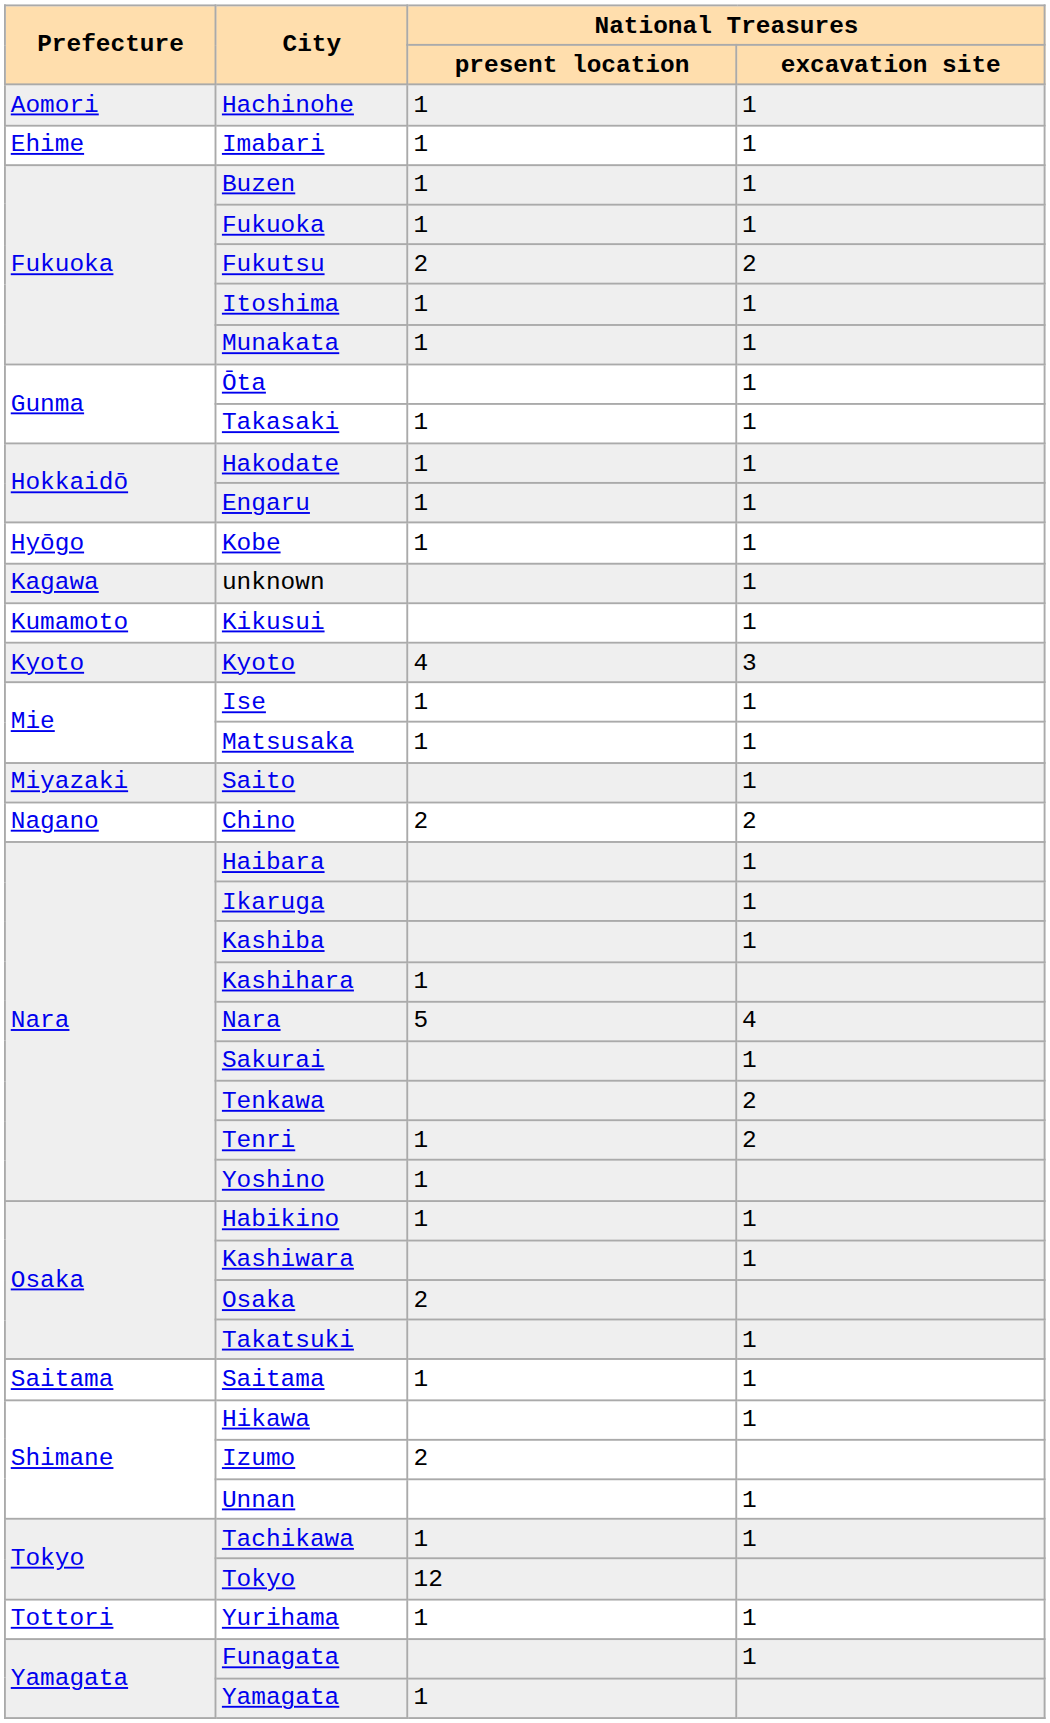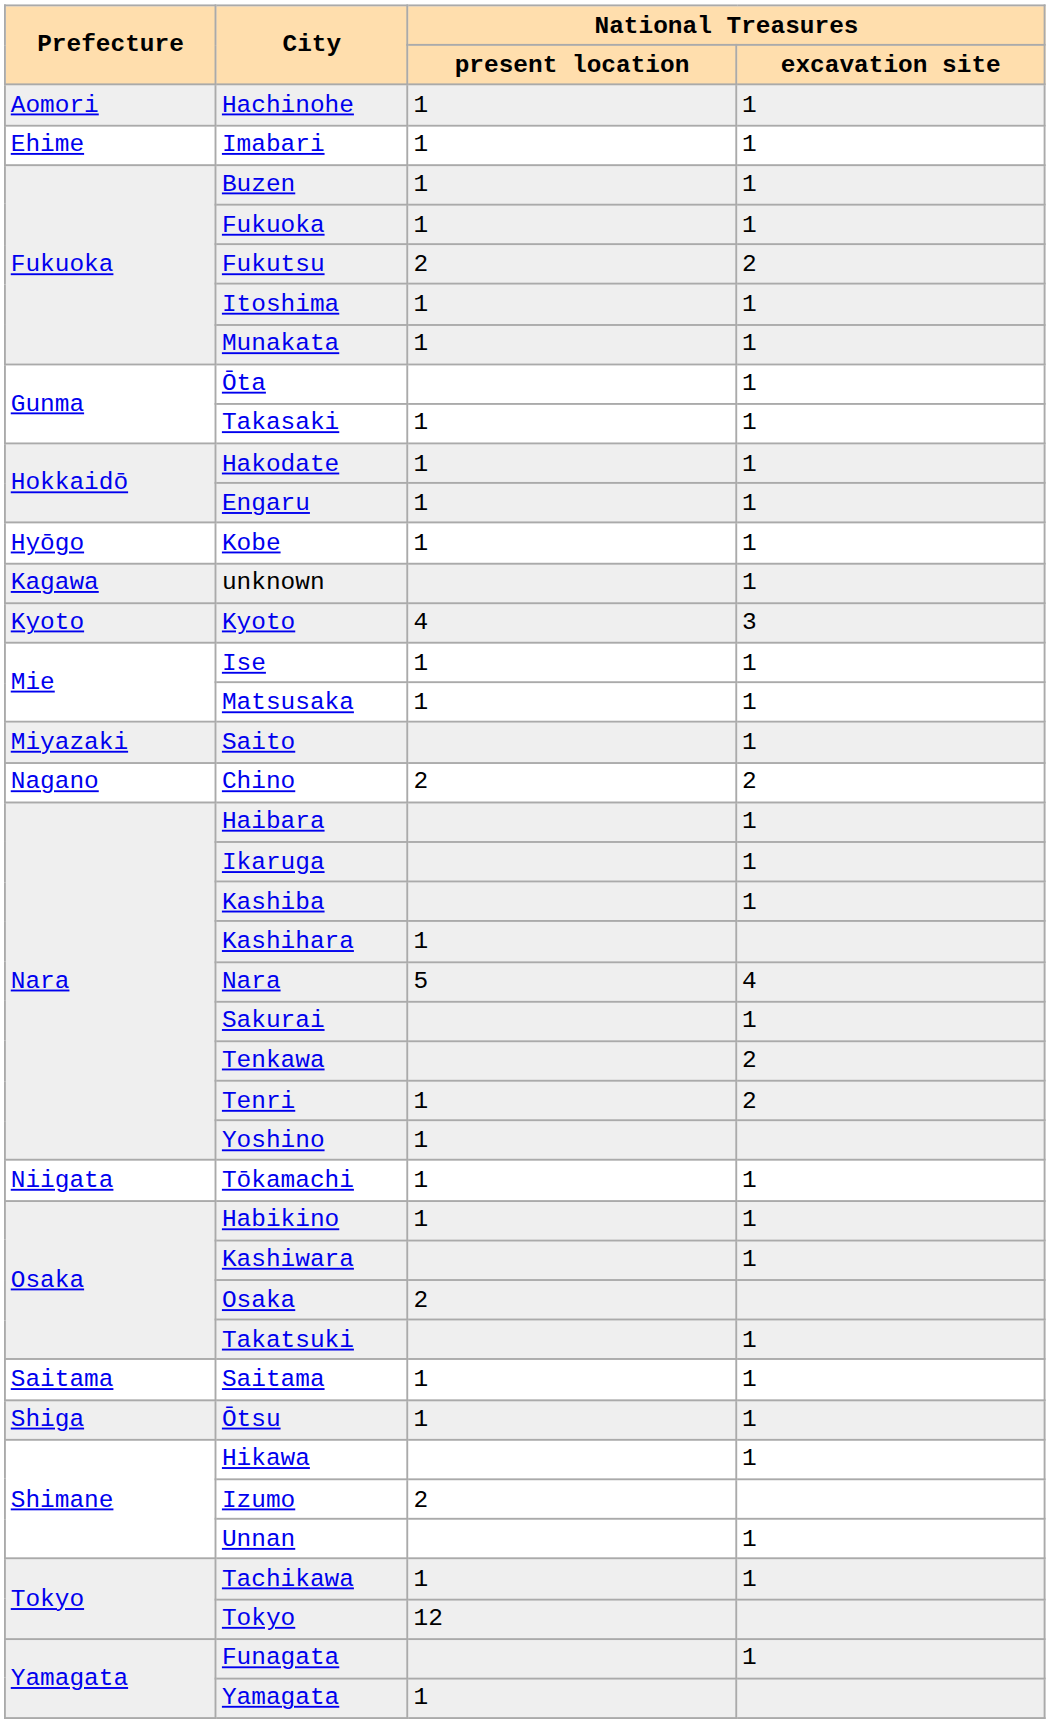- row: (273, 623)
+ row: (288, 1180)
+ row: (251, 1419)
- row: (281, 1619)
